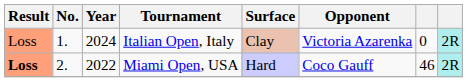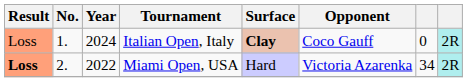(260, 40) normal -> (261, 40) bold
(357, 40) Victoria Azarenka -> (338, 40) Coco Gauff
(338, 64) Coco Gauff -> (357, 64) Victoria Azarenka
(427, 64) 46 -> (427, 64) 34
